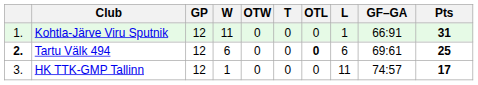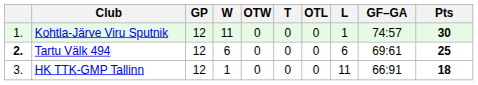(387, 32) 66:91 -> (387, 32) 74:57
(444, 32) 31 -> (444, 32) 30
(316, 51) bold -> (316, 51) normal
(387, 70) 74:57 -> (387, 70) 66:91
(444, 70) 17 -> (444, 70) 18
